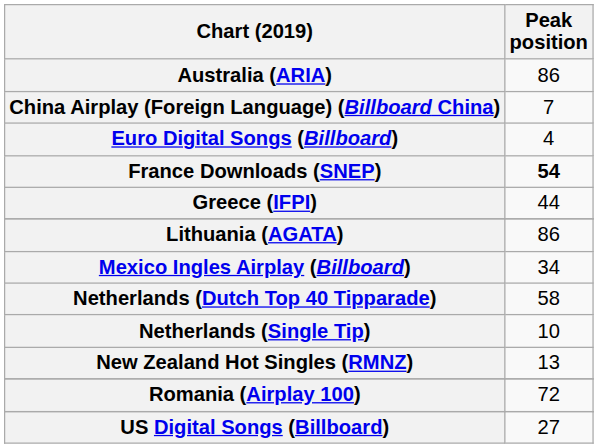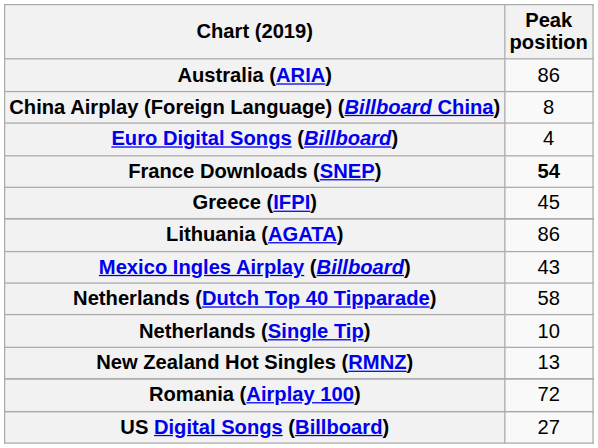(549, 107) 7 -> (549, 107) 8
(549, 203) 44 -> (549, 203) 45
(549, 266) 34 -> (549, 266) 43
